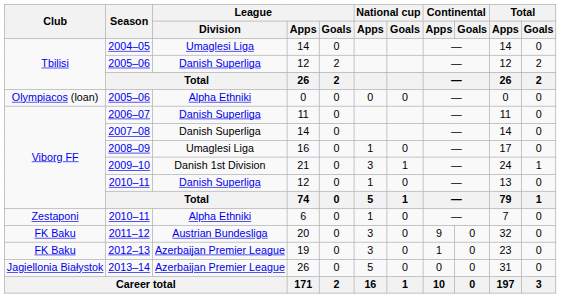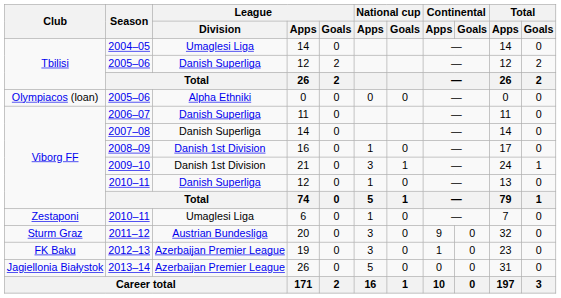(220, 149) Umaglesi Liga -> (220, 149) Danish 1st Division
(220, 217) Alpha Ethniki -> (220, 217) Umaglesi Liga
(55, 234) FK Baku -> (55, 234) Sturm Graz
